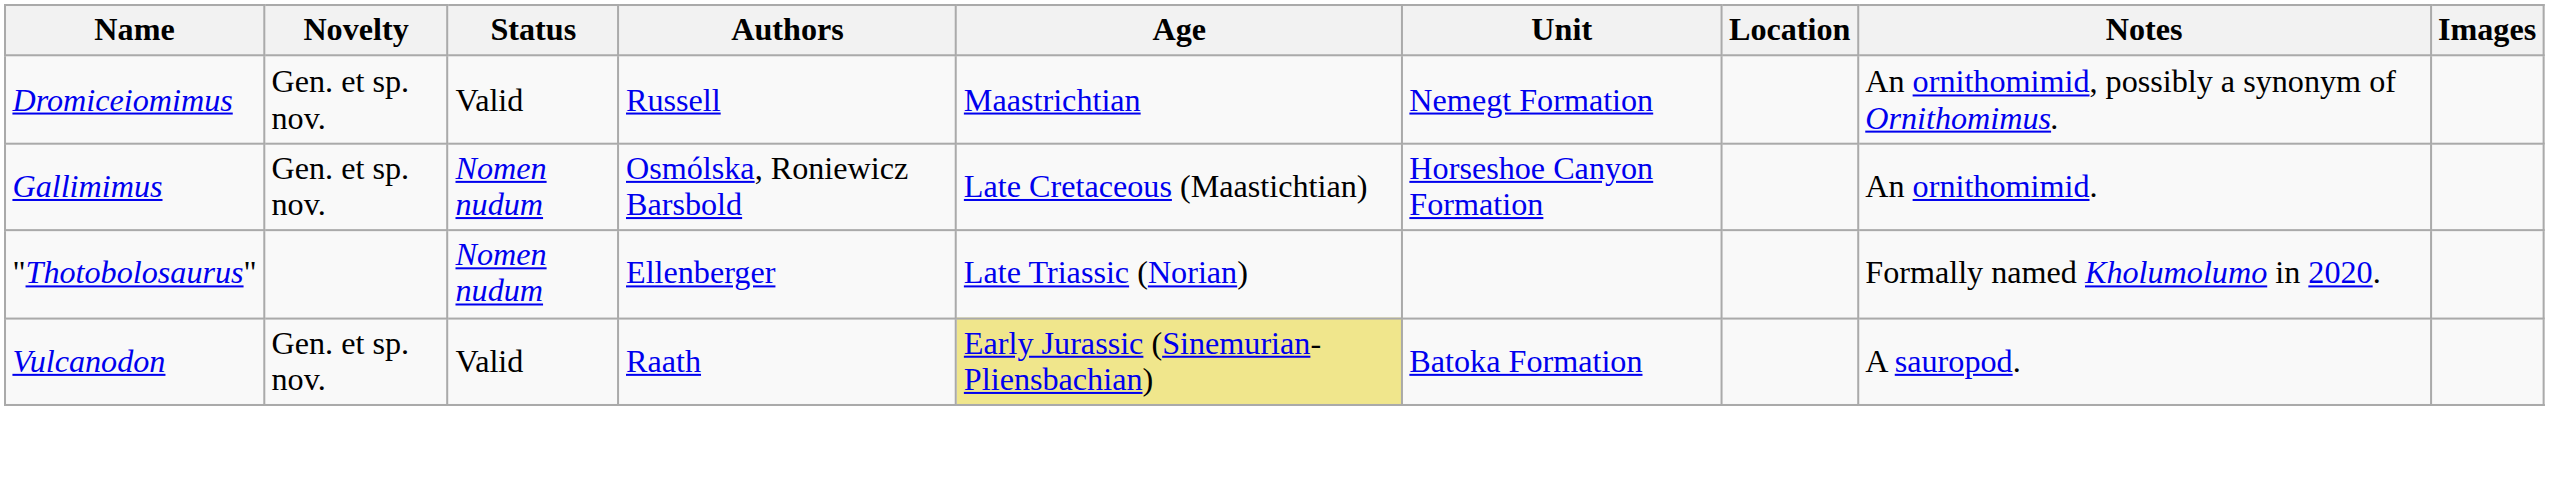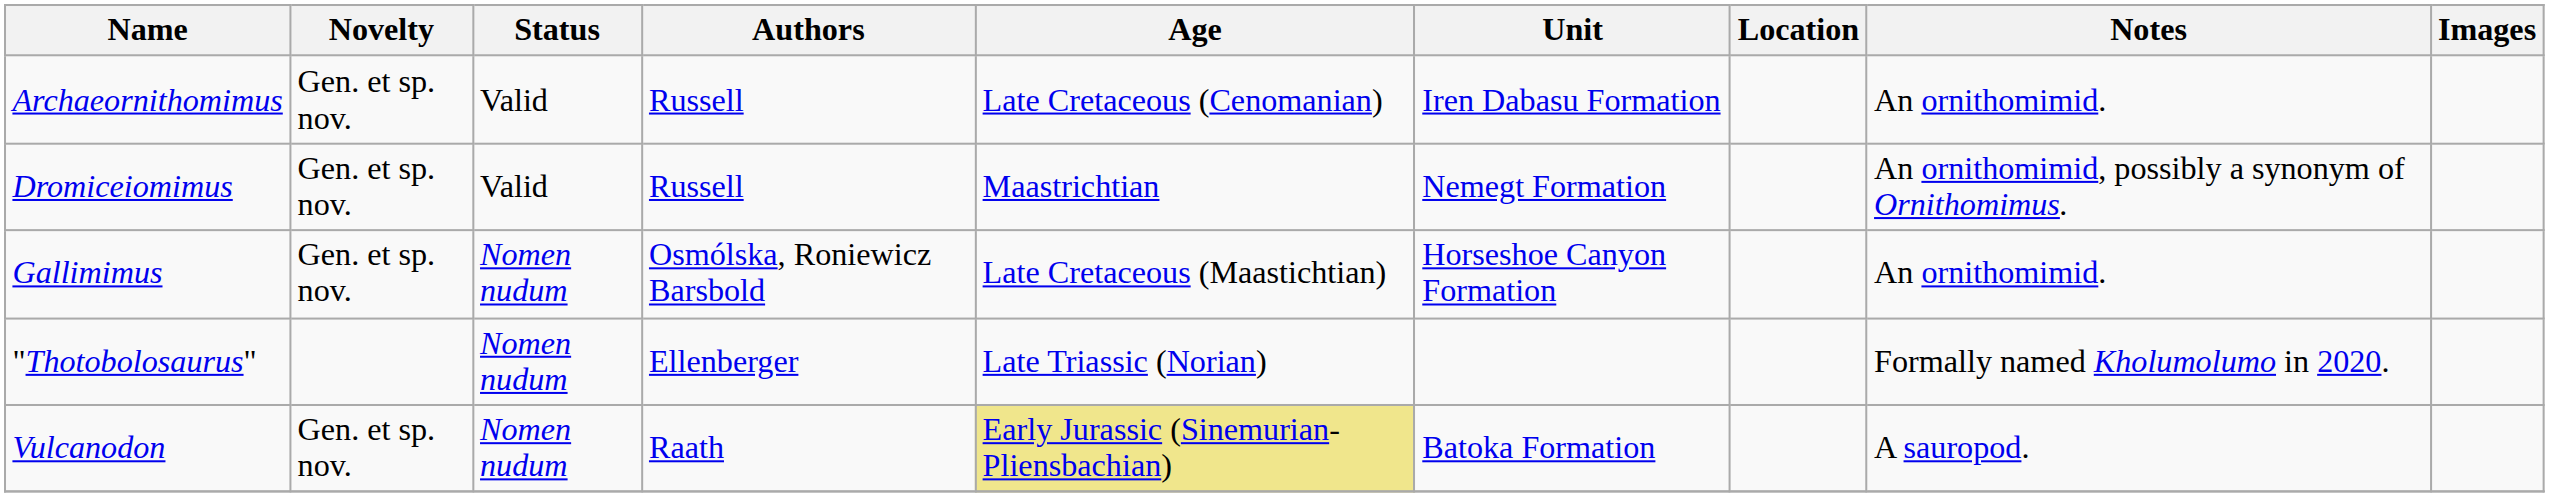+ row: (148, 99)
(489, 360) Valid -> (526, 447) Nomen nudum
